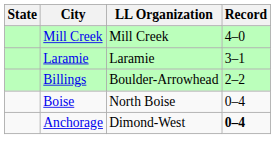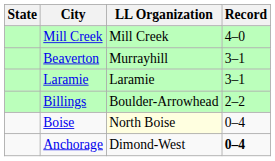+ row: (71, 58)
(142, 101) no background -> (142, 123) lightyellow background
